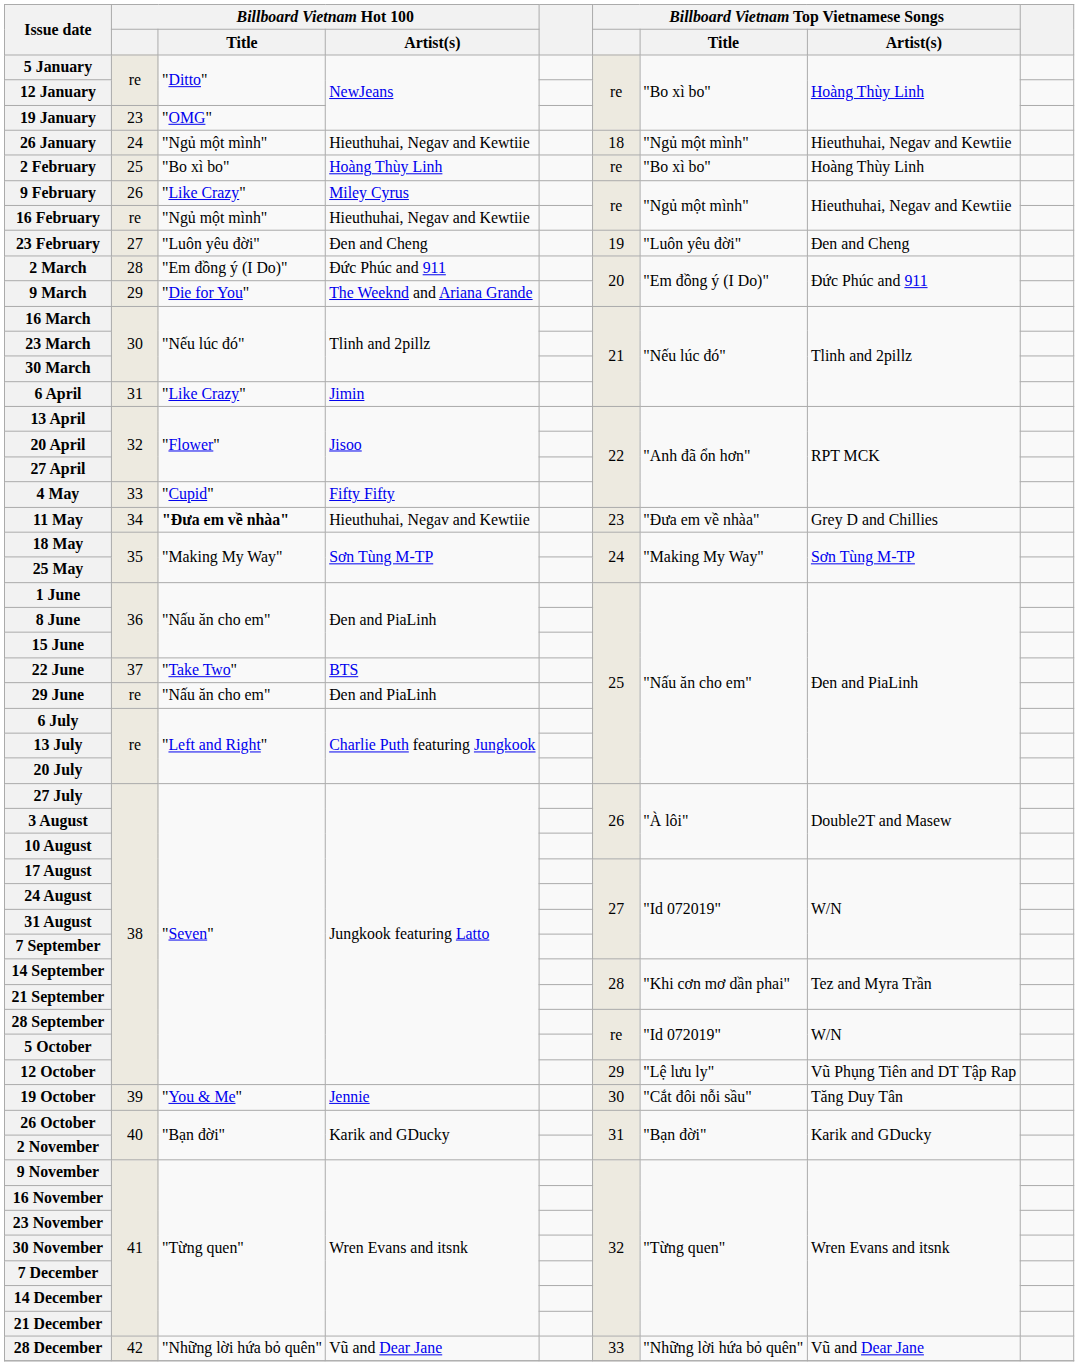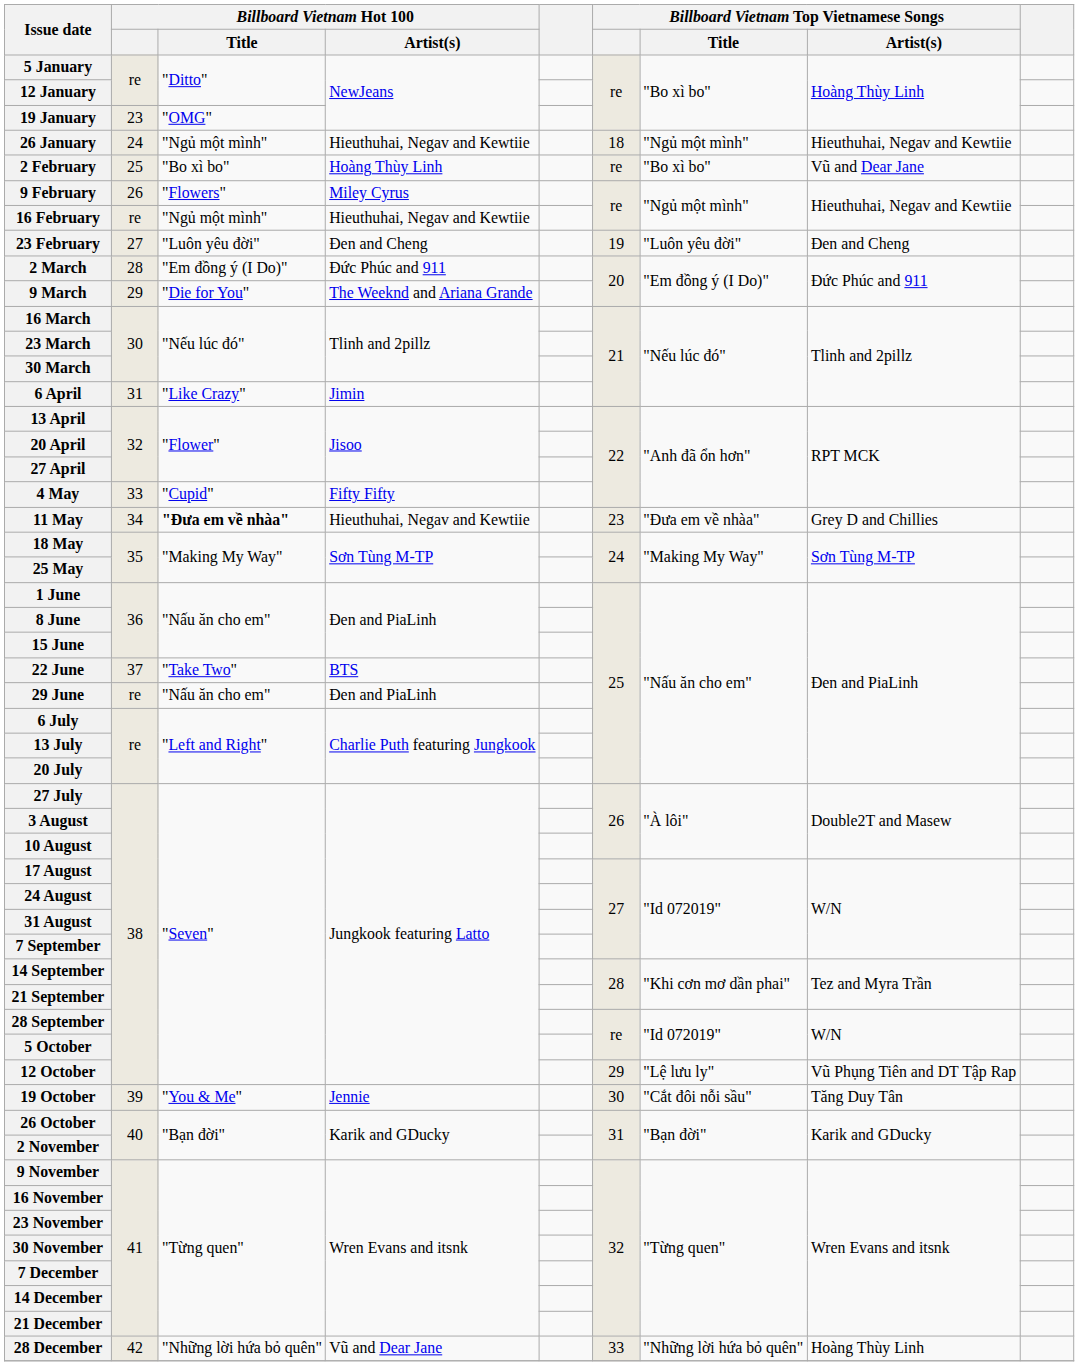(868, 167) Hoàng Thùy Linh -> (867, 167) Vũ and Dear Jane
(204, 192) "Like Crazy" -> (194, 192) "Flowers"
(867, 1348) Vũ and Dear Jane -> (868, 1348) Hoàng Thùy Linh
